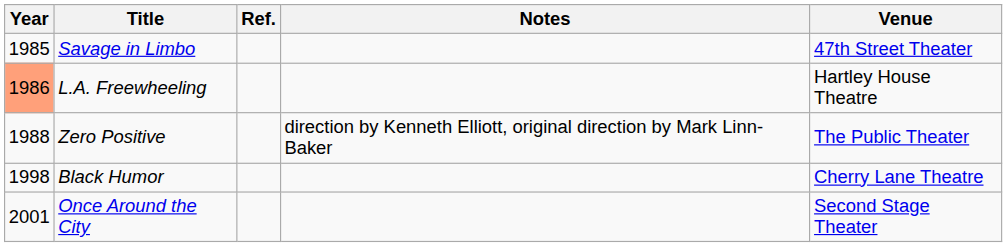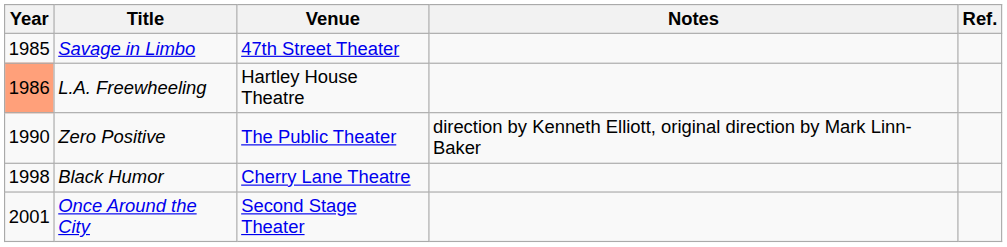columns swapped: (906, 19) <-> (259, 19)
(29, 137) 1988 -> (29, 137) 1990
